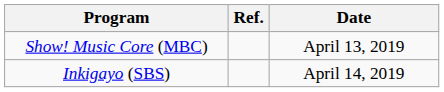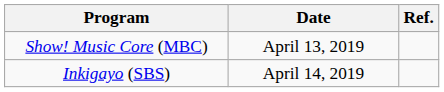columns swapped: (354, 18) <-> (249, 18)
